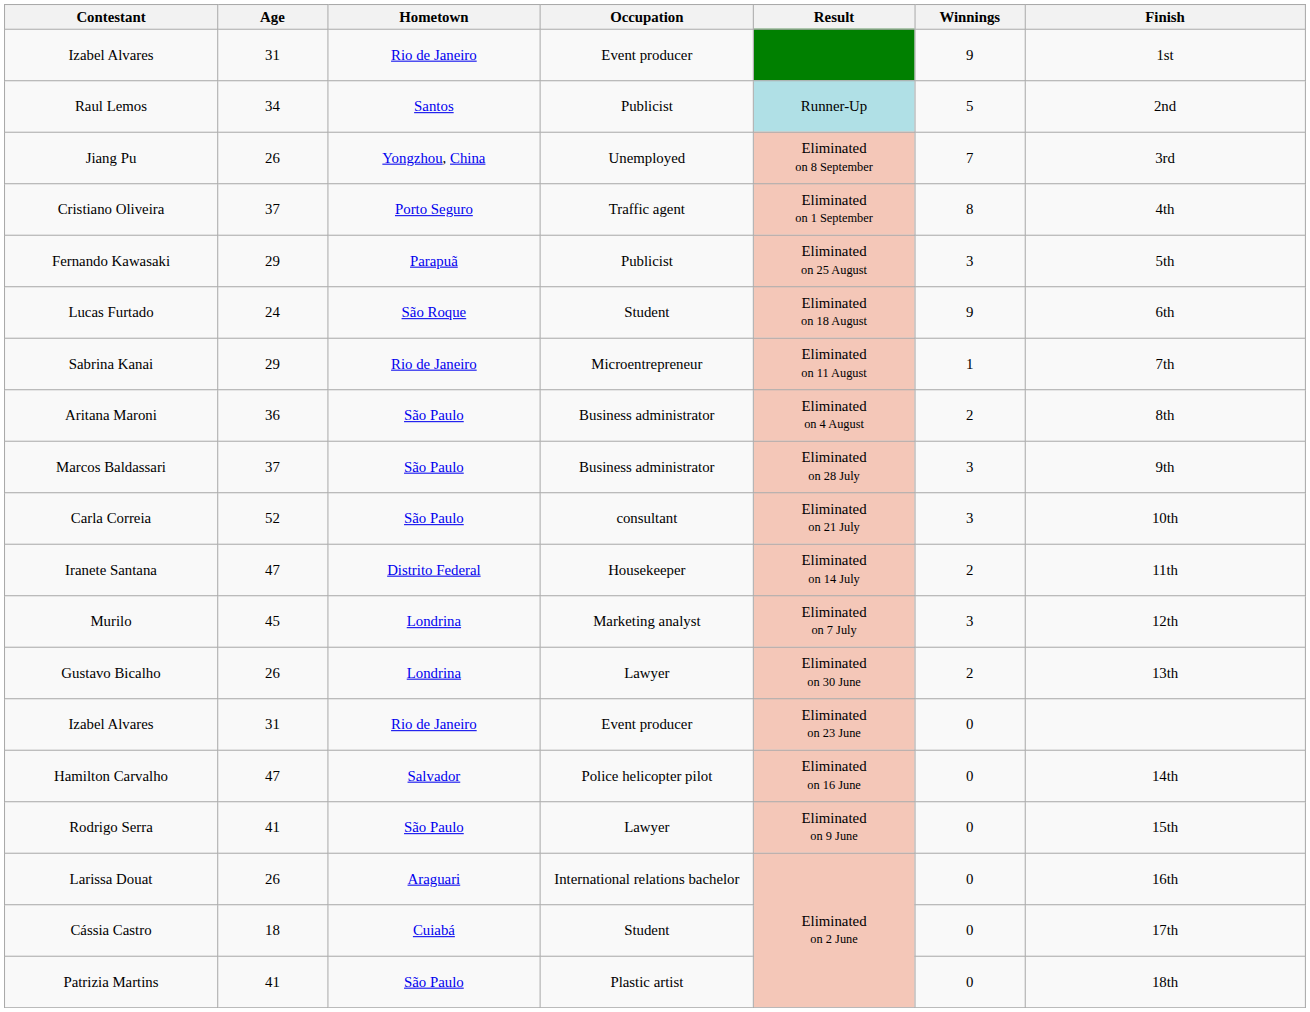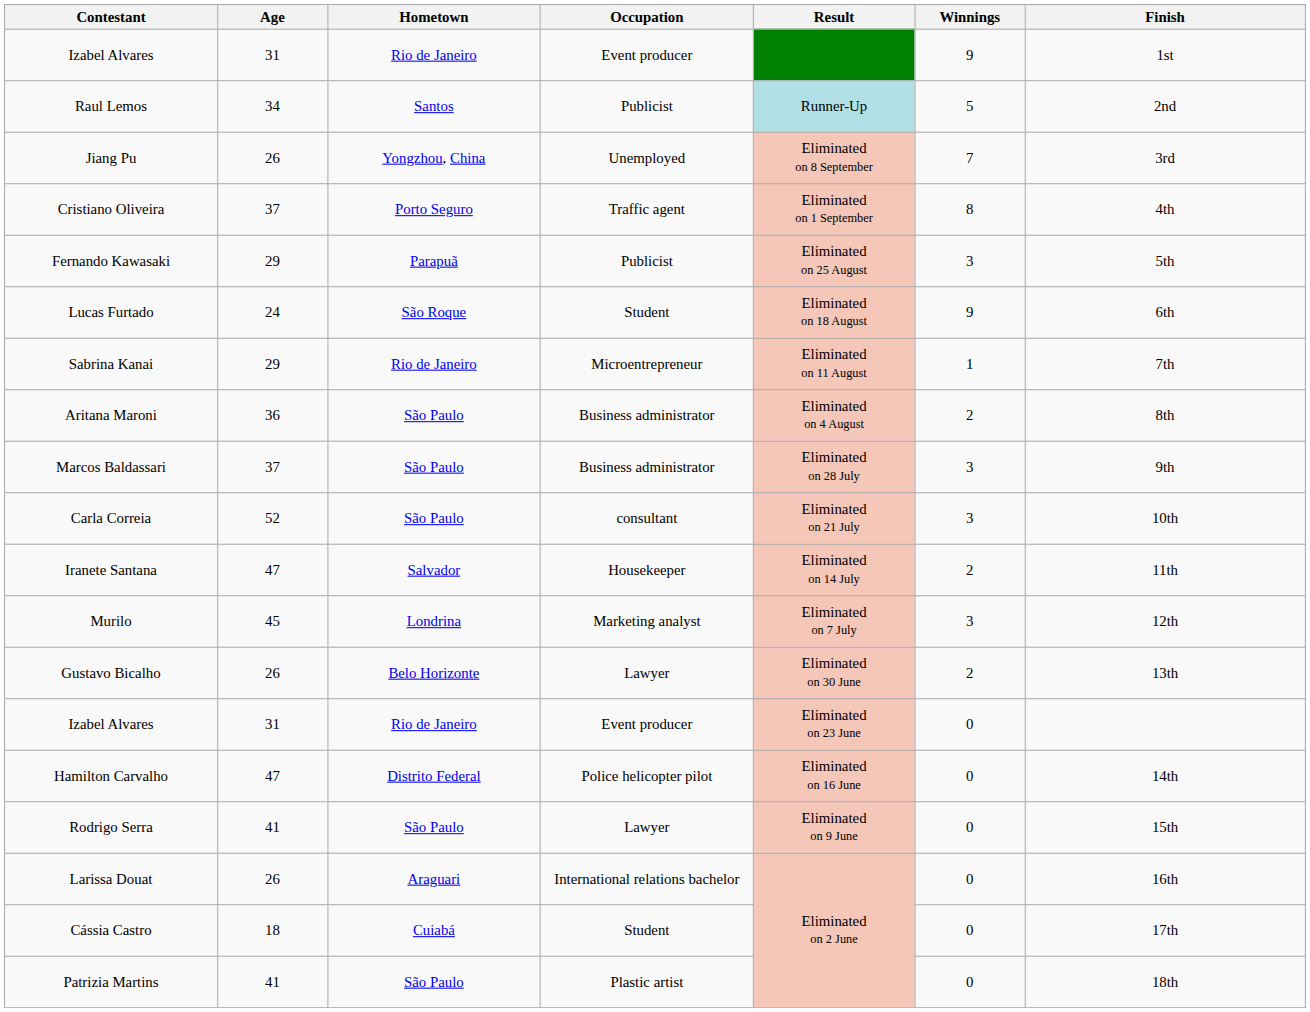(434, 570) Distrito Federal -> (434, 570) Salvador
(434, 673) Londrina -> (434, 673) Belo Horizonte
(434, 776) Salvador -> (434, 776) Distrito Federal
